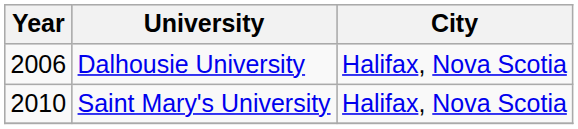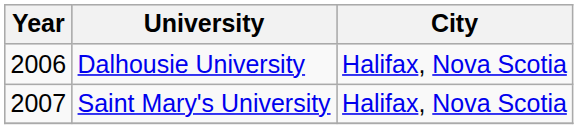(38, 103) 2010 -> (38, 103) 2007
